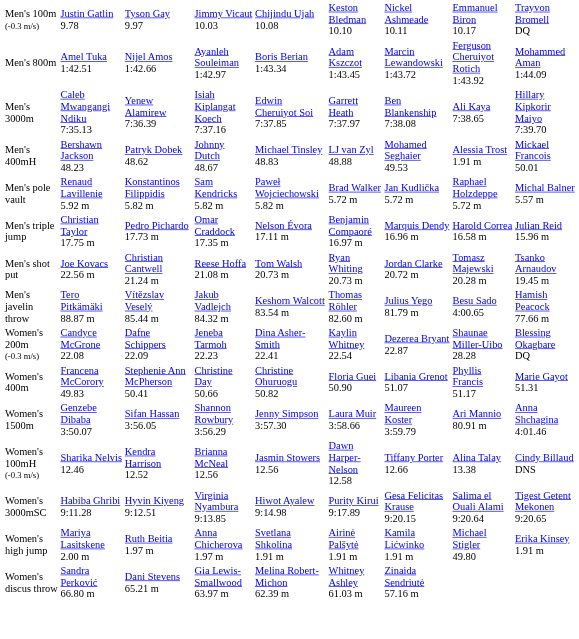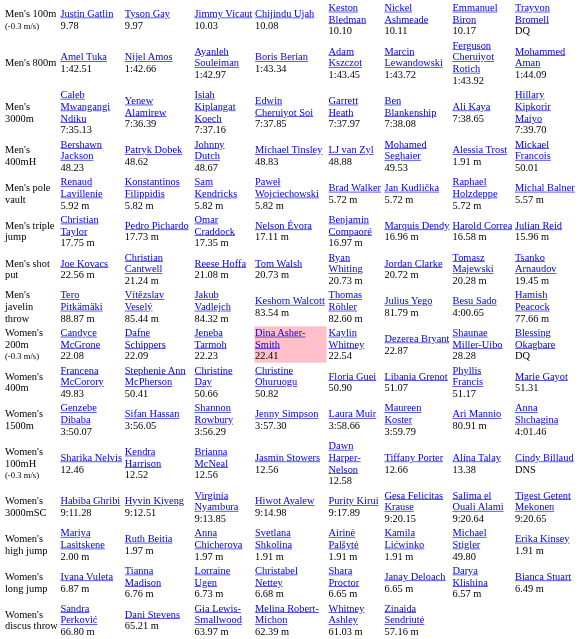(280, 344) no background -> (280, 344) pink background
+ row: (26, 582)
